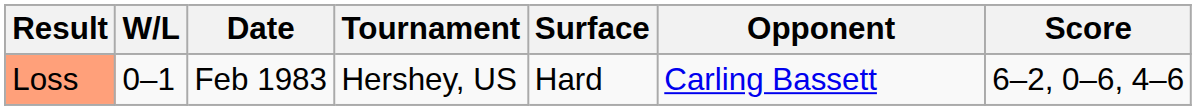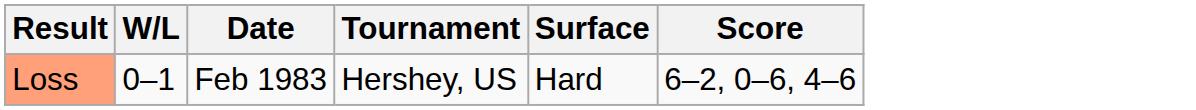- column: (821, 29)
